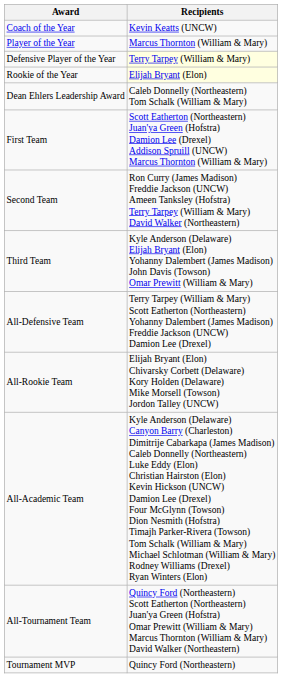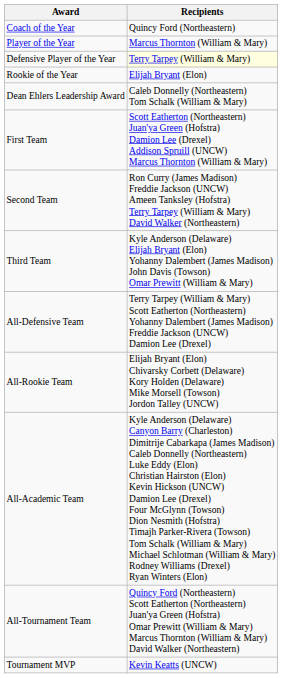(173, 28) Kevin Keatts (UNCW) -> (182, 28) Quincy Ford (Northeastern)
(168, 75) lightyellow background -> (168, 75) no background
(182, 665) Quincy Ford (Northeastern) -> (173, 665) Kevin Keatts (UNCW)
